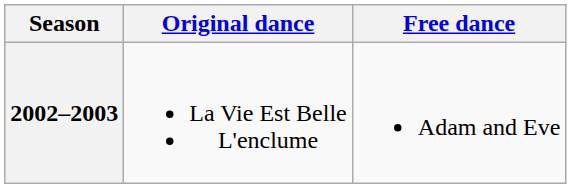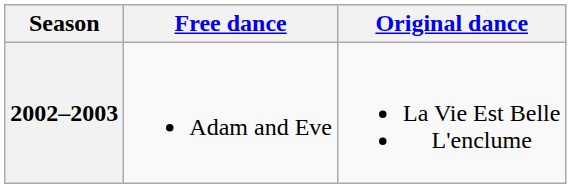columns swapped: (238, 23) <-> (459, 23)
